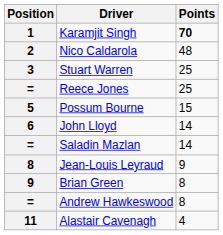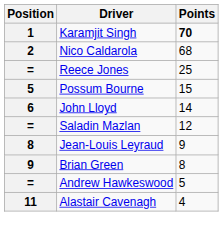(185, 51) 48 -> (185, 51) 68
- row: (96, 70)
(185, 145) 14 -> (185, 127) 12
(182, 202) 8 -> (182, 183) 5
